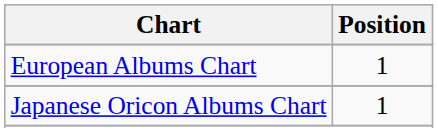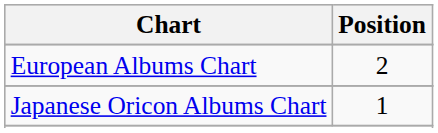(382, 65) 1 -> (382, 65) 2
